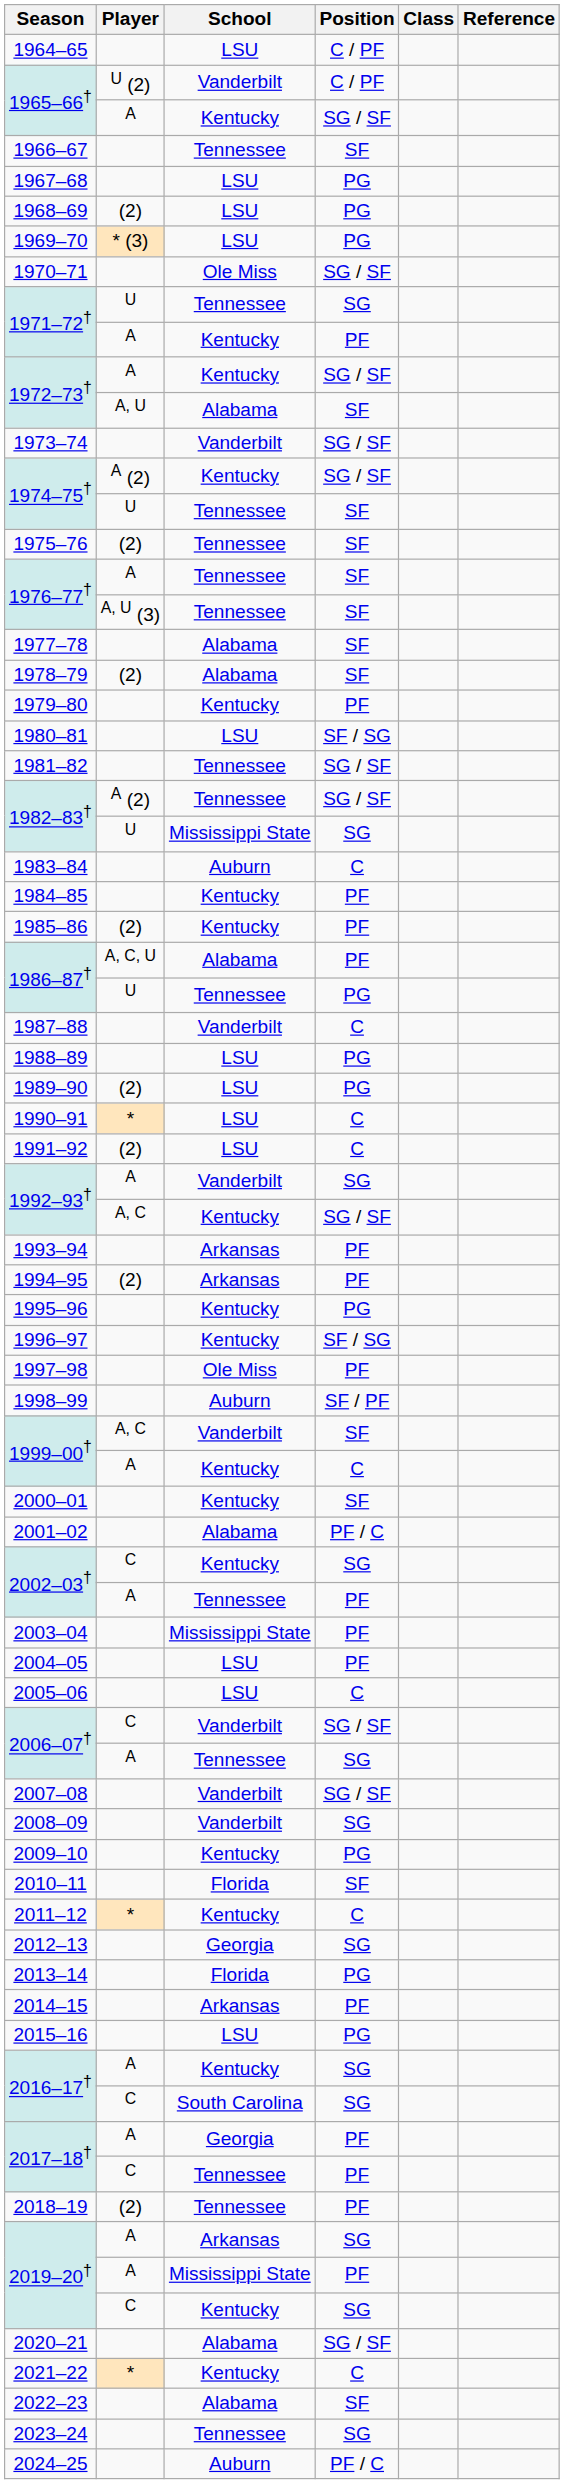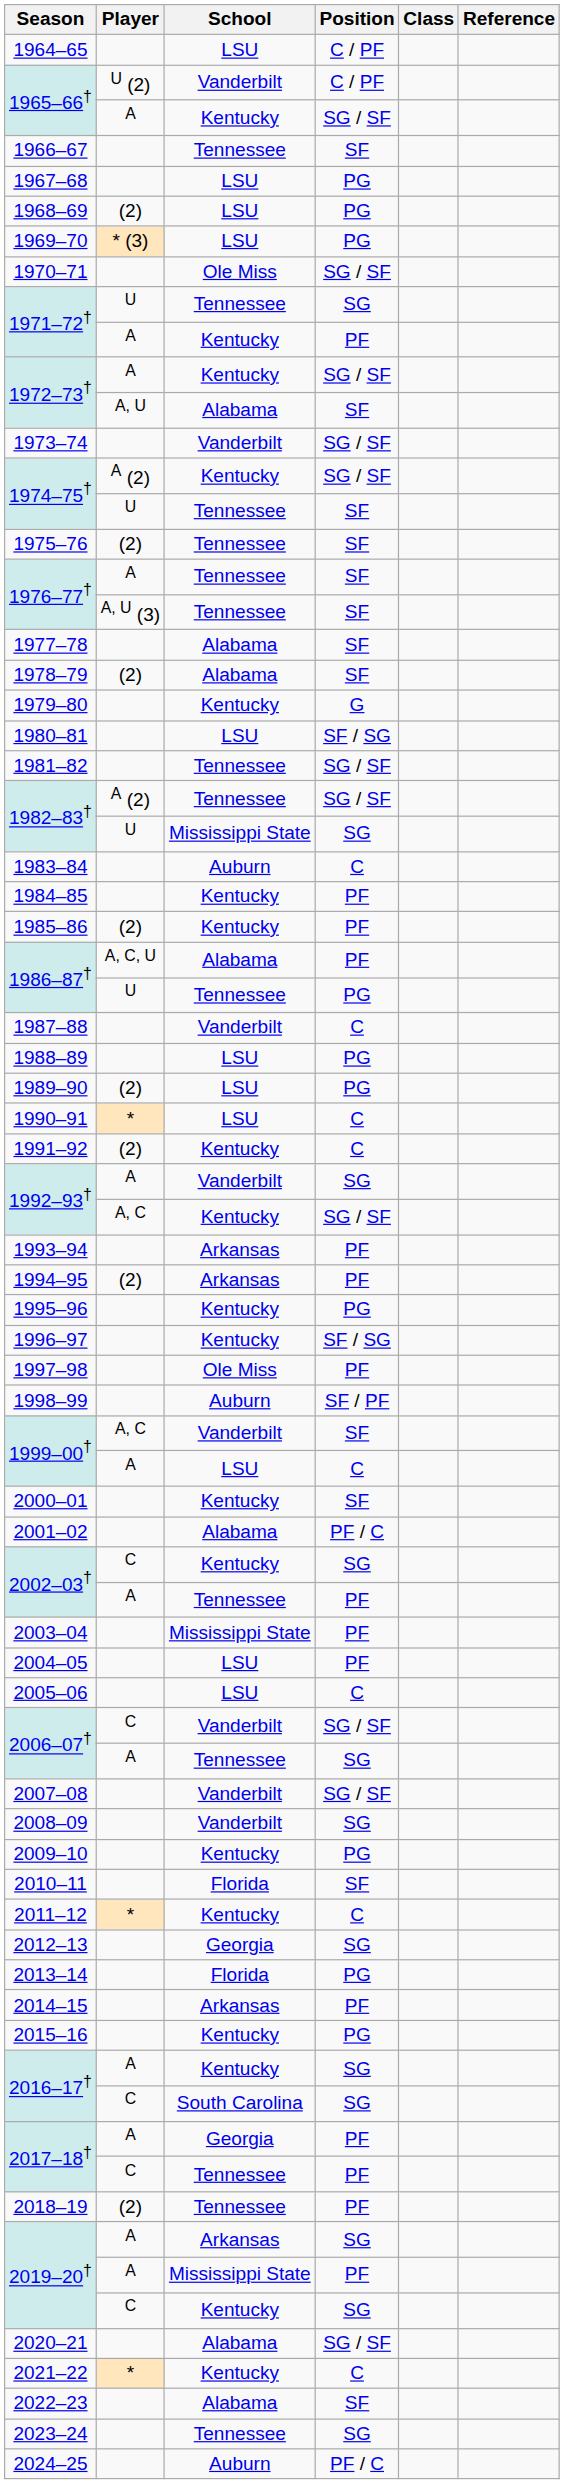(357, 705) PF -> (357, 705) G
(240, 1148) LSU -> (240, 1148) Kentucky
(240, 1468) Kentucky -> (240, 1468) LSU
(240, 2035) LSU -> (240, 2035) Kentucky
